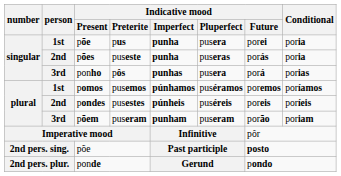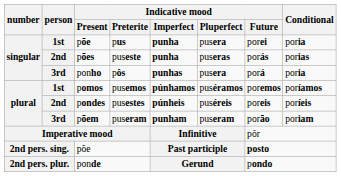(295, 57) poria -> (297, 57) porias
(297, 73) porias -> (295, 73) poria
